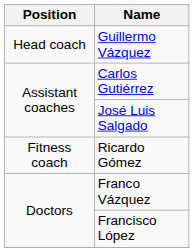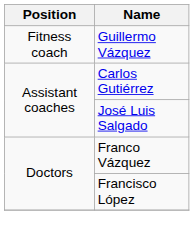(49, 44) Head coach -> (49, 44) Fitness coach
- row: (121, 155)
